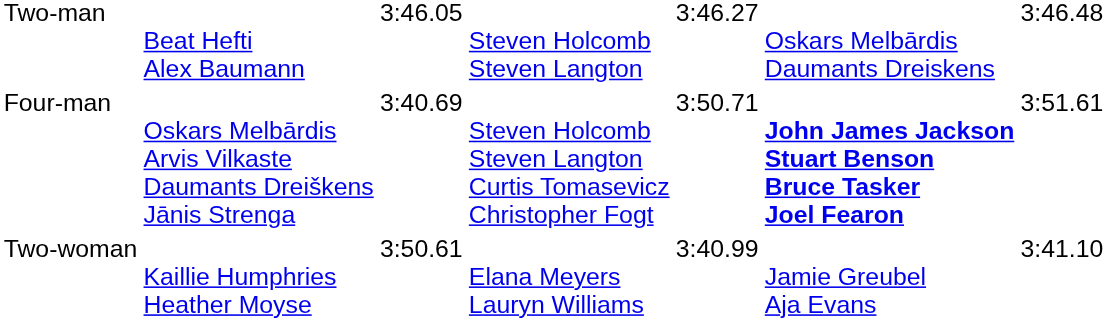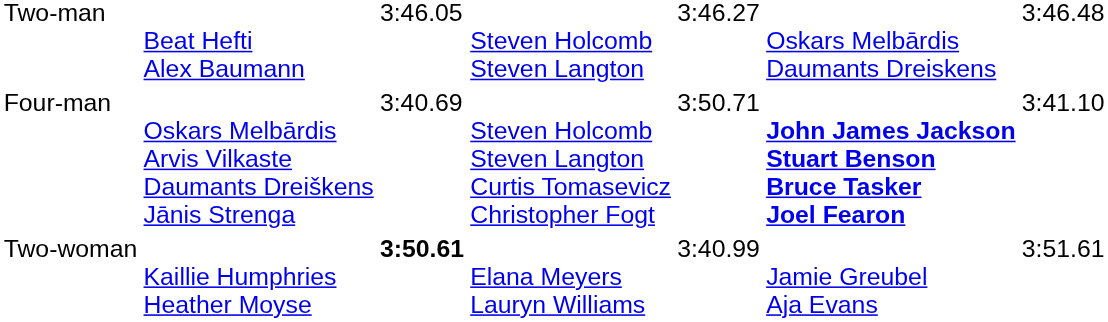(1062, 103) 3:51.61 -> (1063, 103) 3:41.10
(421, 248) normal -> (422, 248) bold
(1062, 248) 3:41.10 -> (1063, 248) 3:51.61
